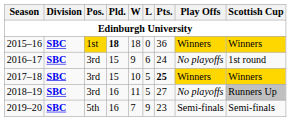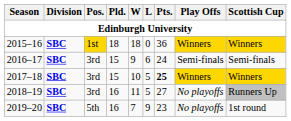(114, 44) bold -> (114, 44) normal
(200, 60) No playoffs -> (200, 60) Semi-finals
(247, 60) 1st round -> (252, 60) Semi-finals
(200, 108) Semi-finals -> (200, 108) No playoffs
(252, 108) Semi-finals -> (247, 108) 1st round
